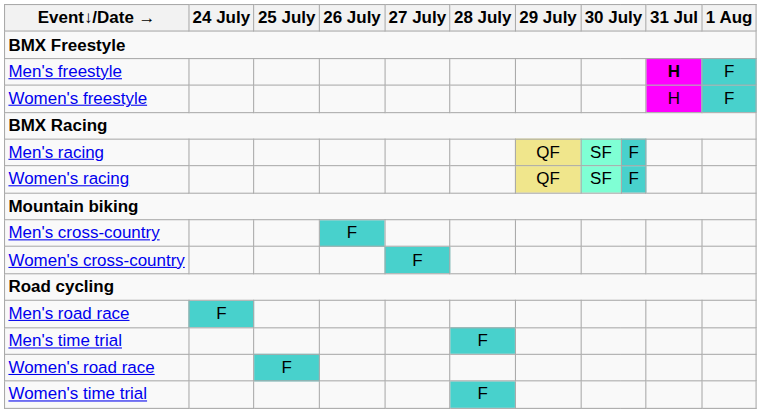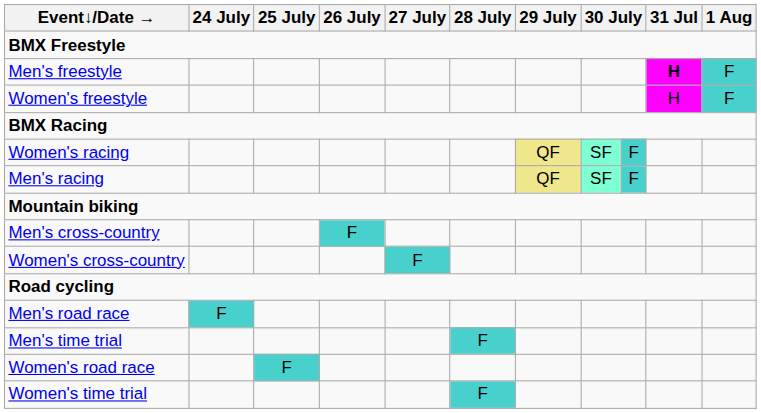rows swapped: (56, 152) <-> (69, 179)
